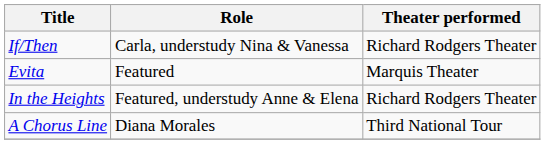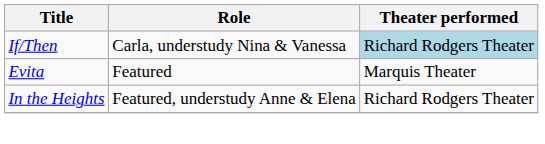(451, 44) no background -> (449, 44) lightblue background
- row: (58, 125)
